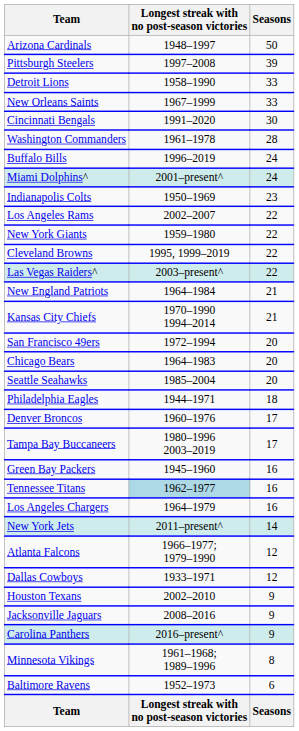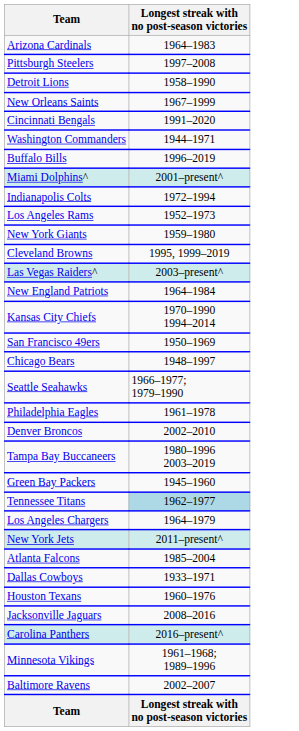- column: (272, 20)
(189, 44) 1948–1997 -> (189, 44) 1964–1983
(189, 139) 1961–1978 -> (189, 139) 1944–1971
(189, 196) 1950–1969 -> (189, 196) 1972–1994
(189, 215) 2002–2007 -> (189, 215) 1952–1973
(189, 342) 1972–1994 -> (189, 342) 1950–1969
(189, 361) 1964–1983 -> (189, 361) 1948–1997
(189, 380) 1985–2004 -> (159, 387) 1966–1977; 1979–1990
(189, 399) 1944–1971 -> (189, 412) 1961–1978
(189, 418) 1960–1976 -> (189, 431) 2002–2010
(189, 552) 1966–1977; 1979–1990 -> (189, 558) 1985–2004
(189, 596) 2002–2010 -> (189, 596) 1960–1976
(189, 685) 1952–1973 -> (189, 685) 2002–2007
